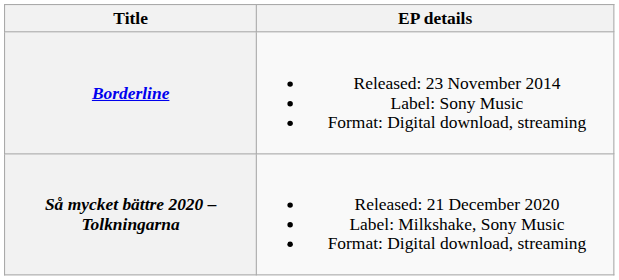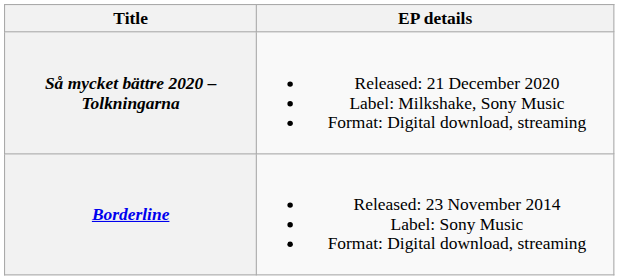rows swapped: (131, 92) <-> (131, 214)
